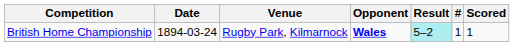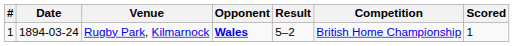columns swapped: (458, 13) <-> (79, 13)
(423, 32) paleturquoise background -> (285, 32) no background
